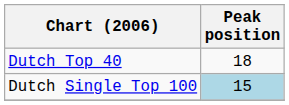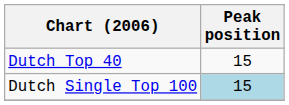(242, 61) 18 -> (242, 61) 15
